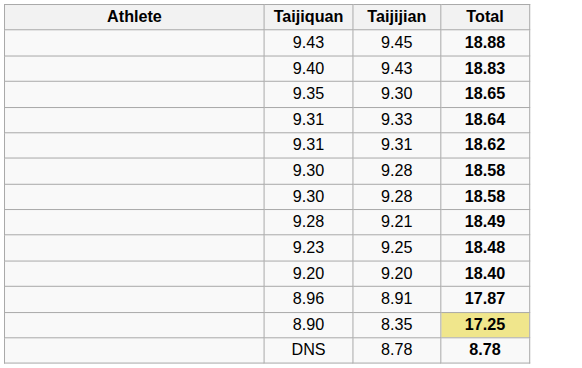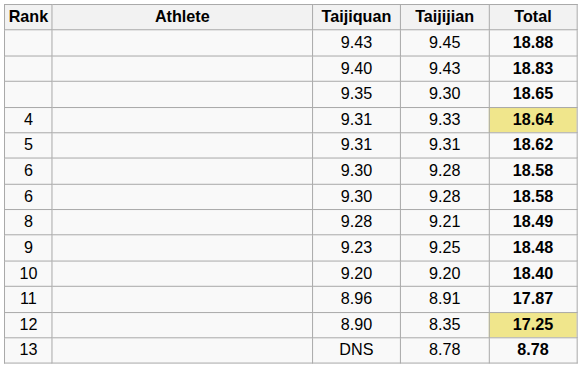+ column: (28, 17)
(485, 119) no background -> (533, 119) khaki background
